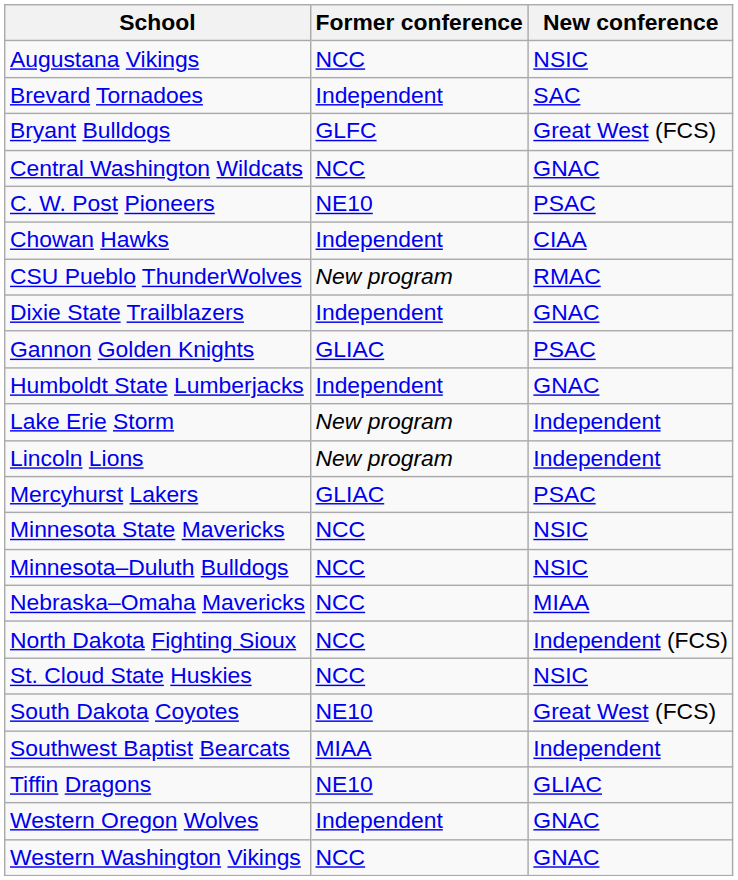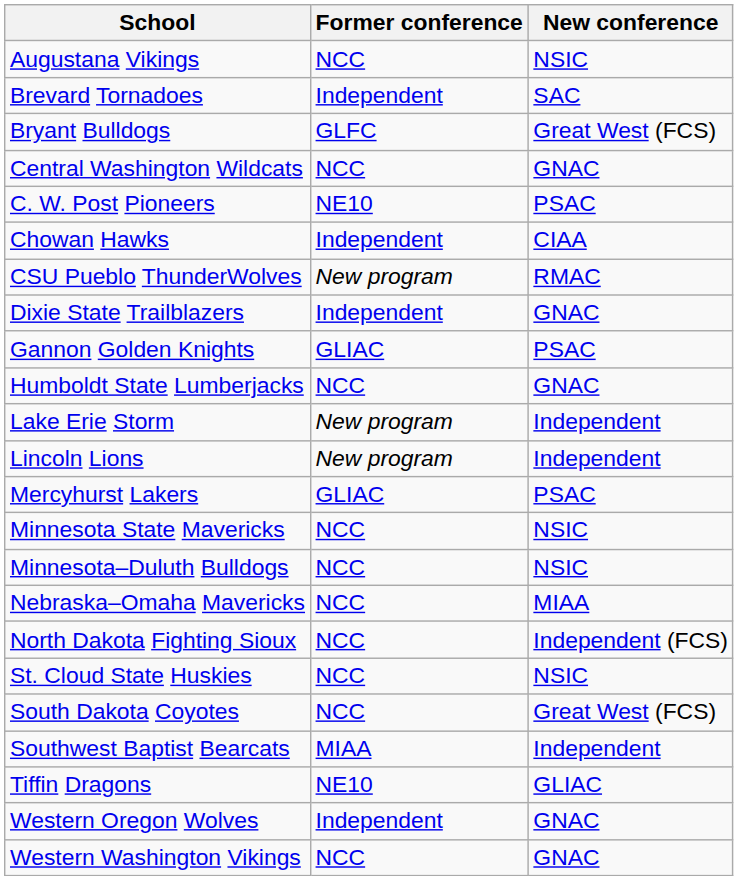(379, 385) Independent -> (340, 385) NCC
(344, 712) NE10 -> (340, 712) NCC
